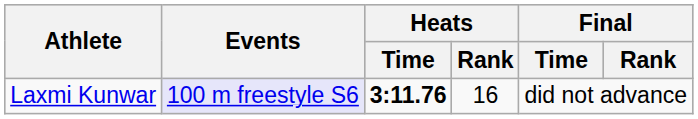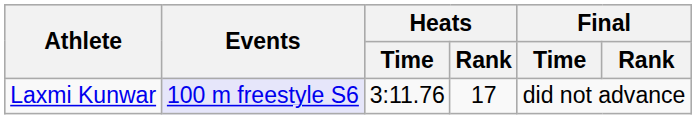(408, 96) bold -> (407, 96) normal
(485, 96) 16 -> (484, 96) 17
